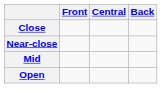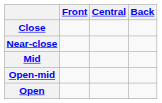+ row: (32, 75)
